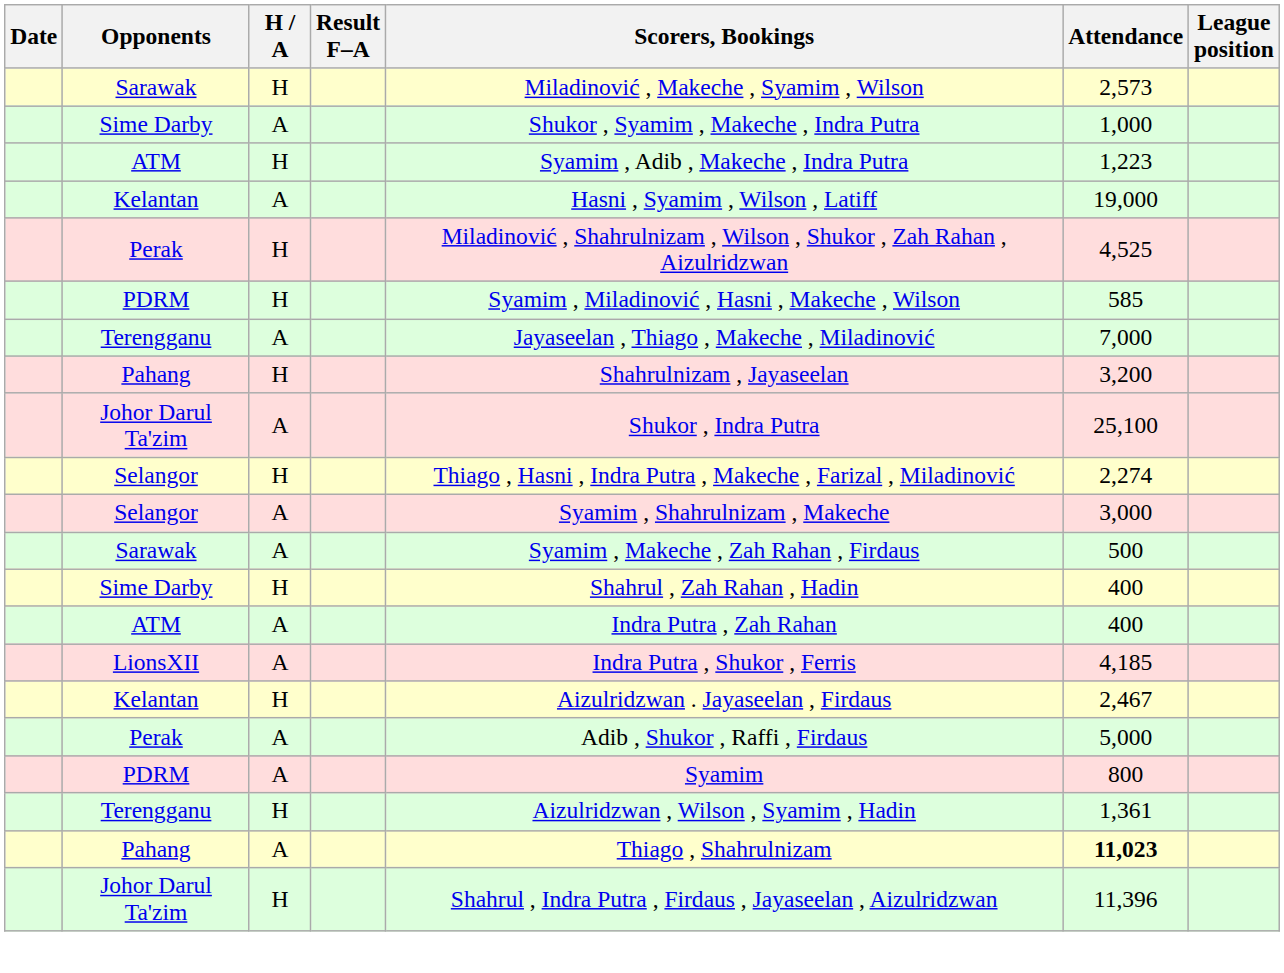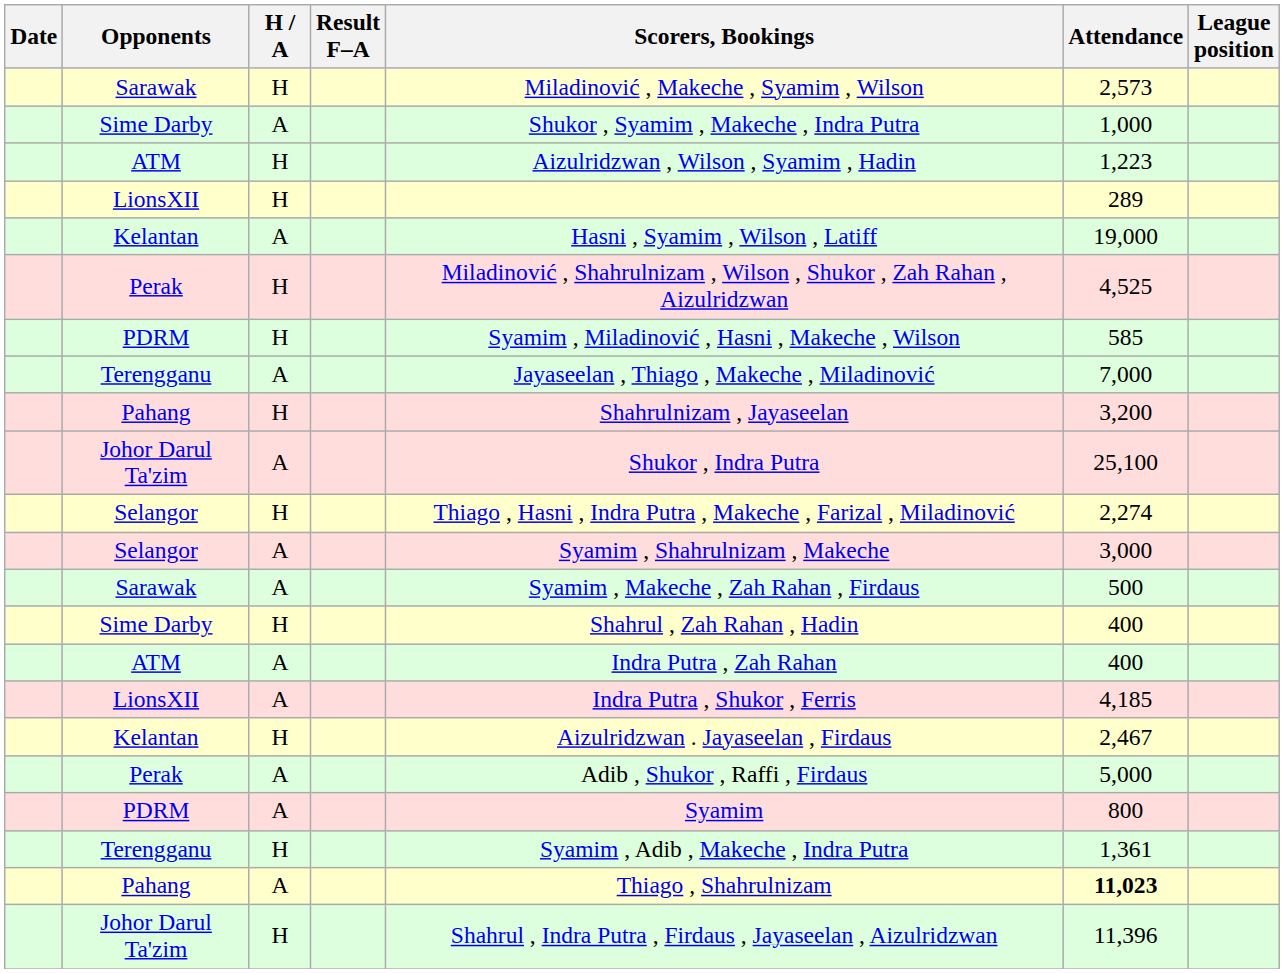(724, 161) Syamim , Adib , Makeche , Indra Putra -> (724, 161) Aizulridzwan , Wilson , Syamim , Hadin
+ row: (156, 198)
(724, 811) Aizulridzwan , Wilson , Syamim , Hadin -> (724, 848) Syamim , Adib , Makeche , Indra Putra
